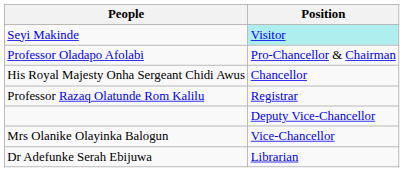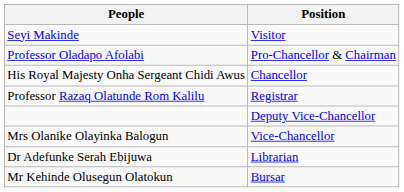(268, 34) paleturquoise background -> (268, 34) no background
+ row: (90, 177)
